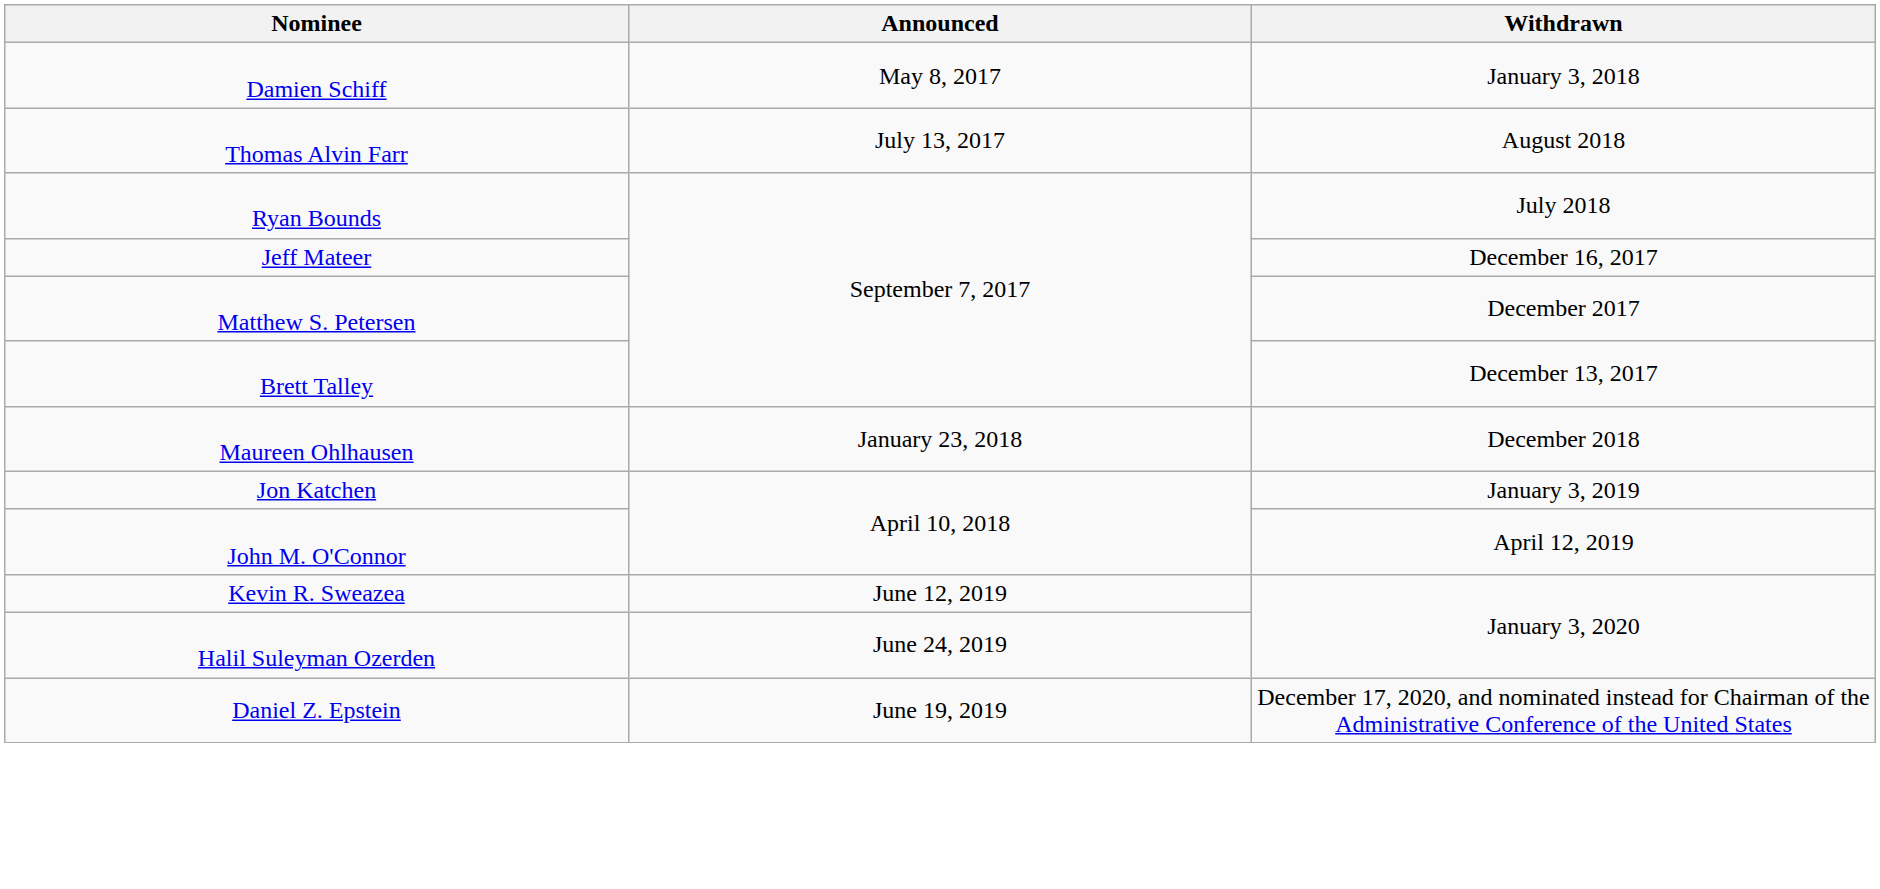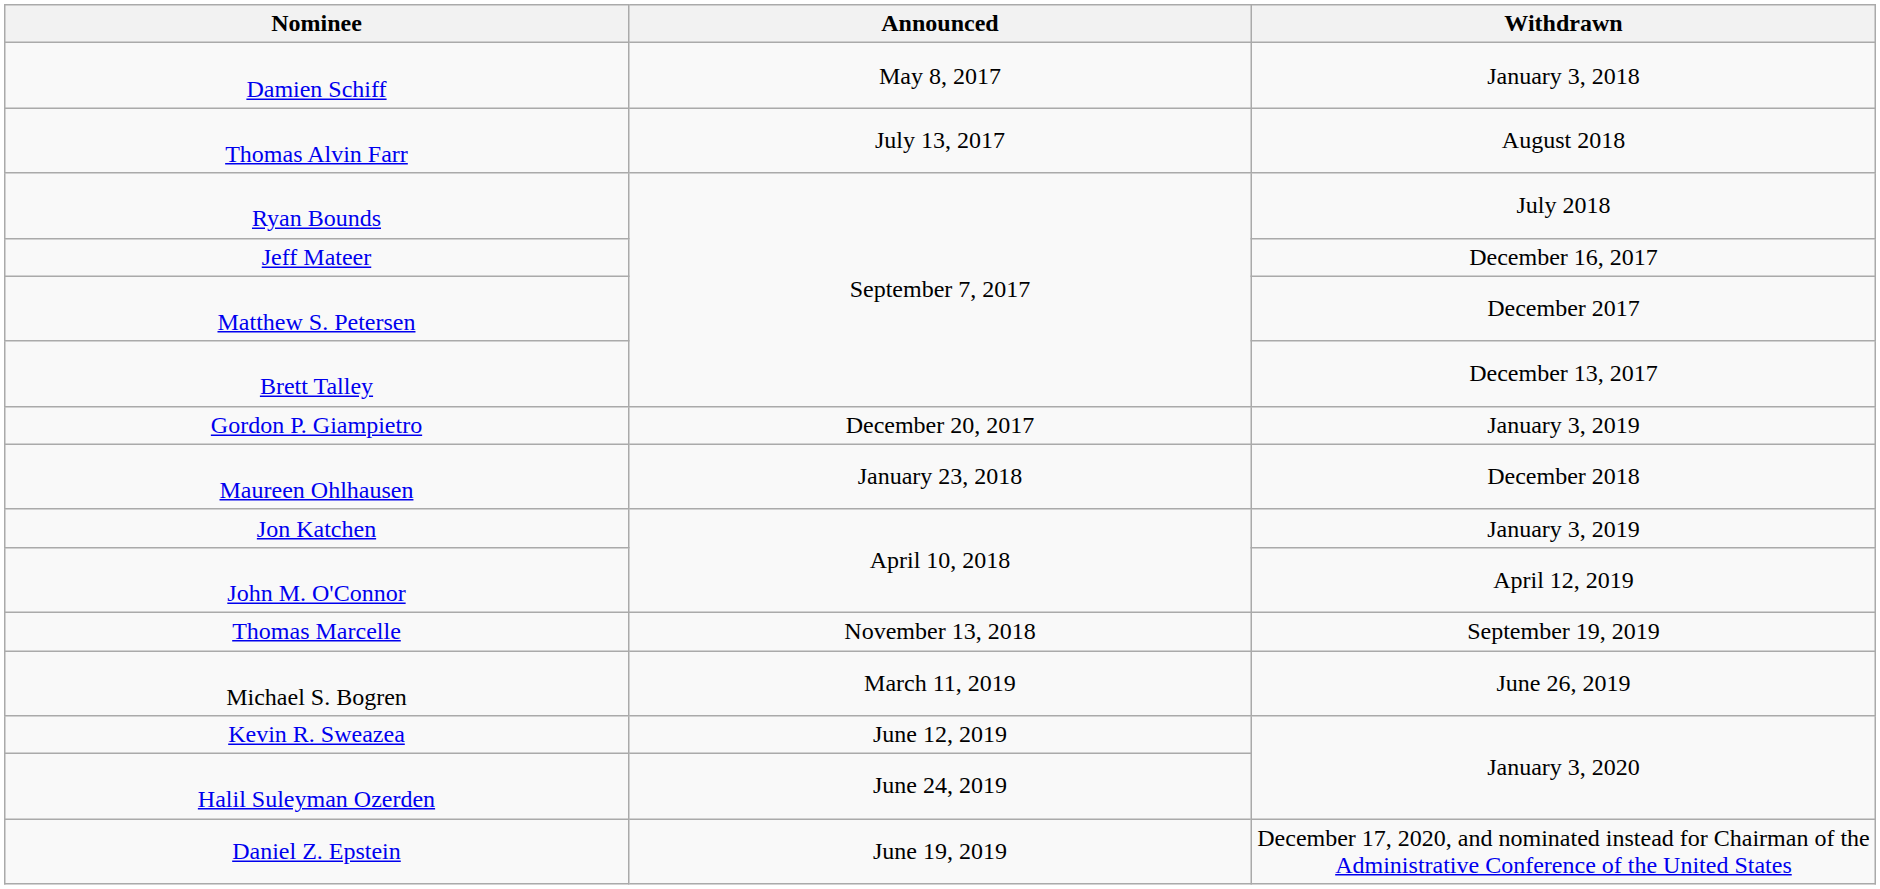+ row: (316, 424)
+ row: (316, 631)
+ row: (316, 696)
